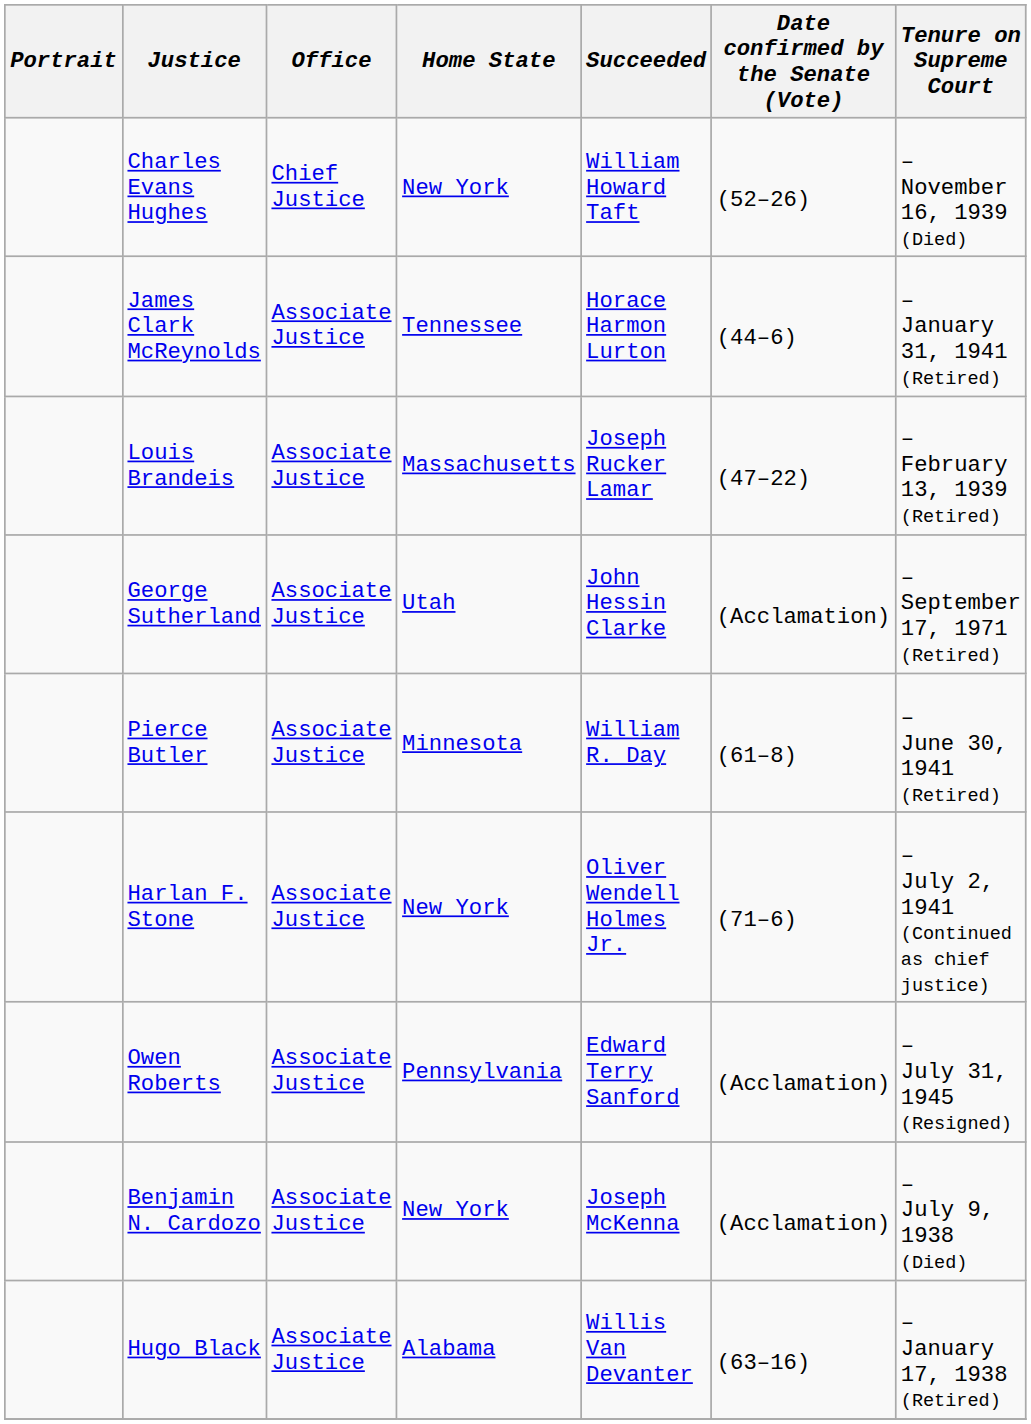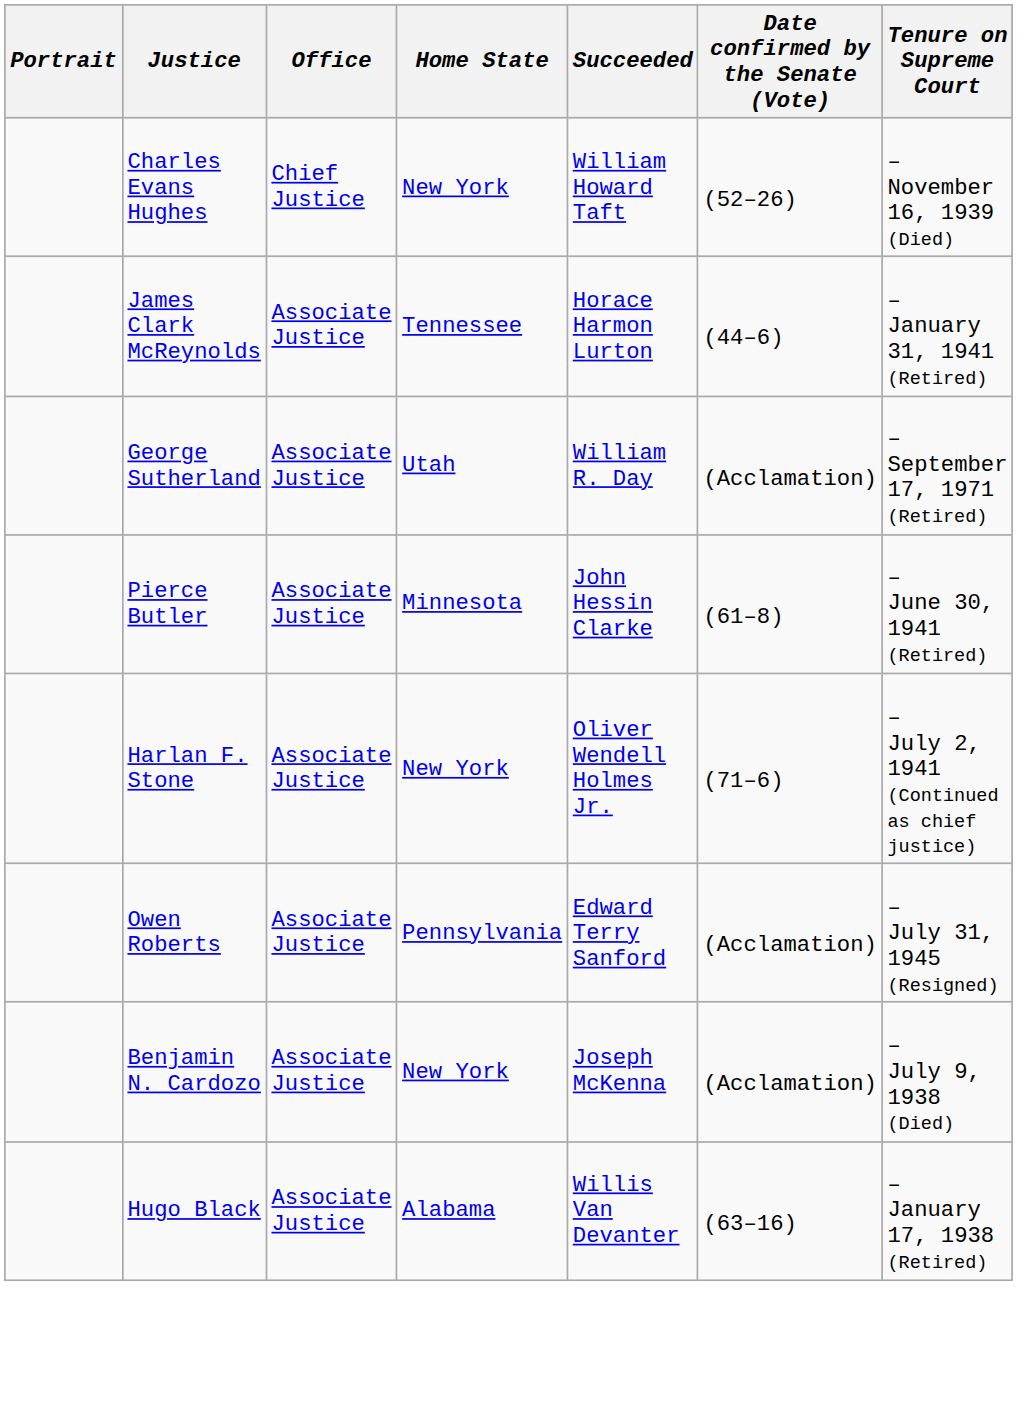- row: (181, 465)
(626, 604) John Hessin Clarke -> (619, 465) William R. Day
(633, 743) William R. Day -> (613, 604) John Hessin Clarke
